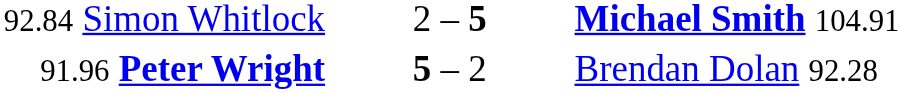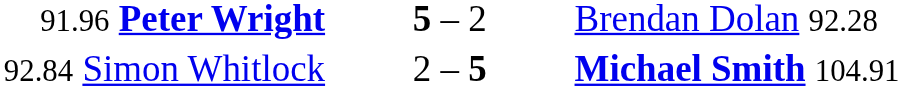rows swapped: (183, 69) <-> (164, 18)
